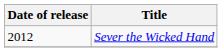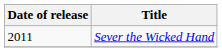(20, 36) 2012 -> (20, 36) 2011
